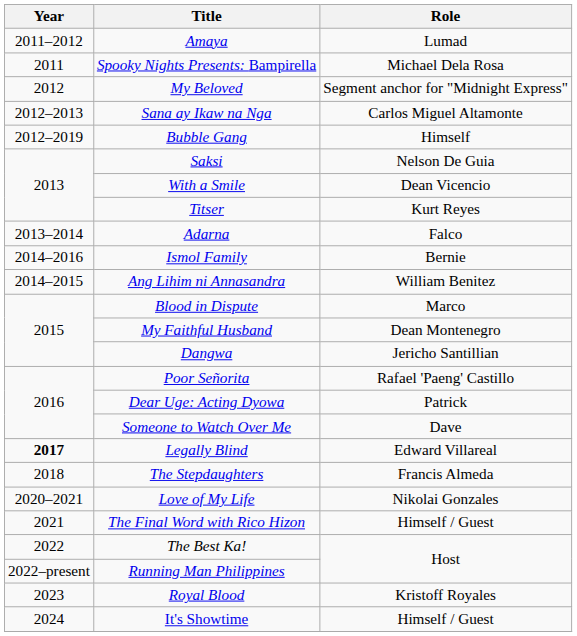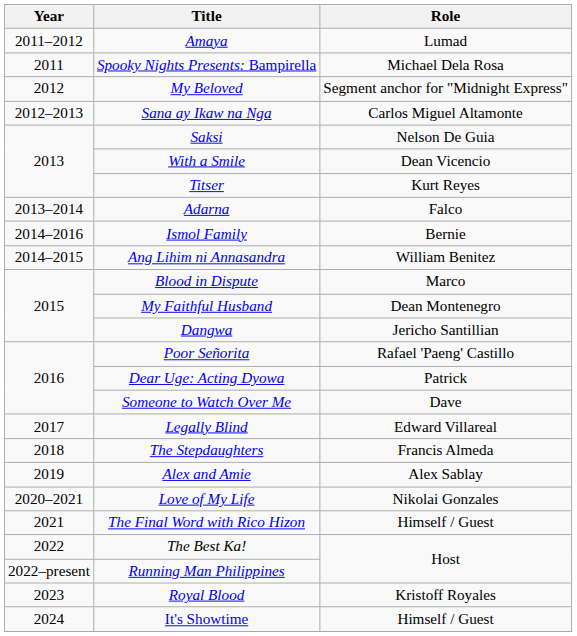- row: (207, 137)
(49, 450) bold -> (49, 426) normal
+ row: (207, 474)
